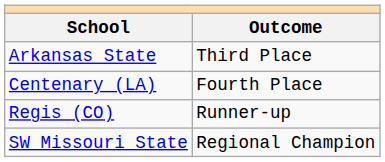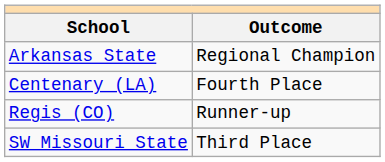(254, 56) Third Place -> (286, 56) Regional Champion
(286, 142) Regional Champion -> (254, 142) Third Place
